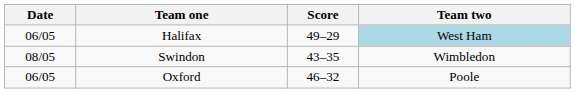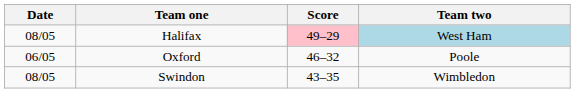(40, 35) 06/05 -> (40, 35) 08/05
(323, 35) no background -> (323, 35) pink background
rows swapped: (182, 56) <-> (182, 77)
